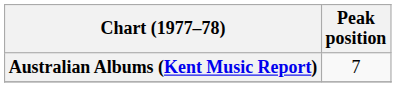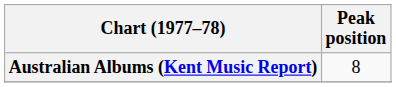(356, 67) 7 -> (356, 67) 8
